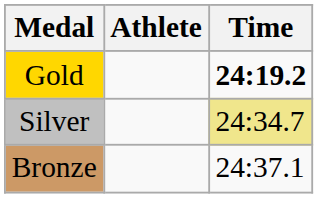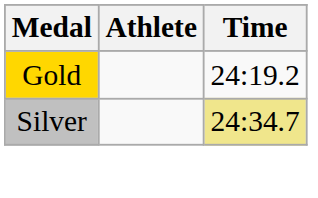(261, 74) bold -> (255, 74) normal
- row: (54, 167)
